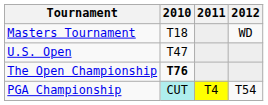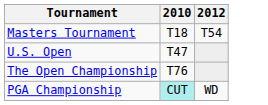- column: (211, 14)
(246, 34) WD -> (211, 34) T54
(177, 72) bold -> (177, 72) normal
(246, 91) T54 -> (211, 91) WD
